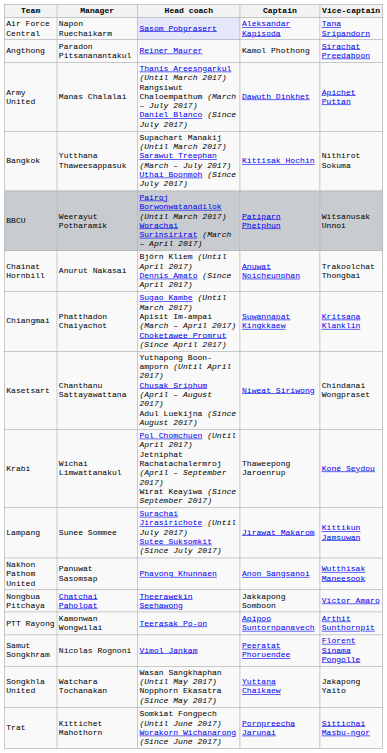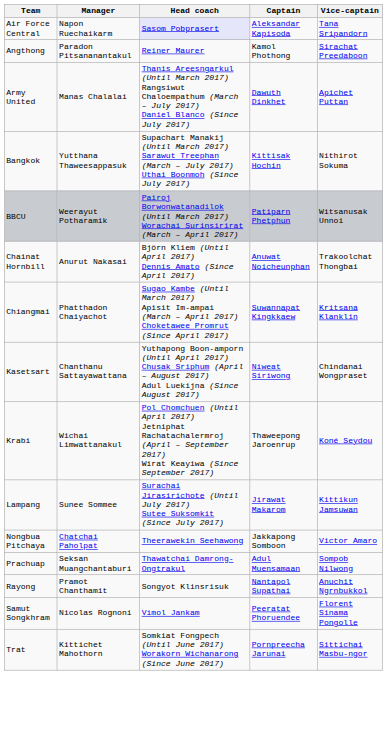- row: (21, 574)
+ row: (26, 564)
- row: (30, 623)
+ row: (21, 586)
- row: (26, 687)
